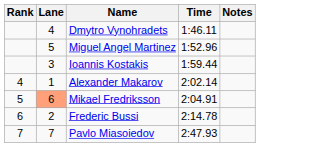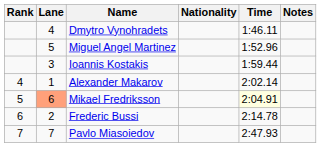+ column: (209, 13)
(199, 99) no background -> (260, 99) lightyellow background
